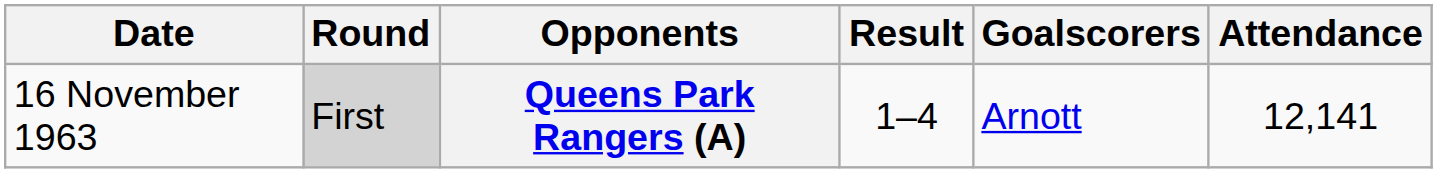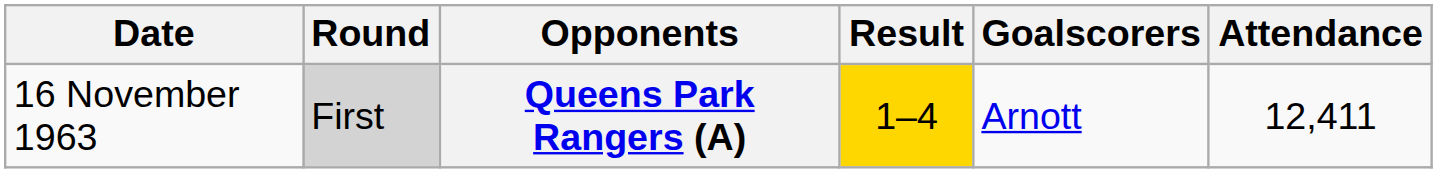(907, 115) no background -> (907, 115) gold background
(1321, 115) 12,141 -> (1321, 115) 12,411
